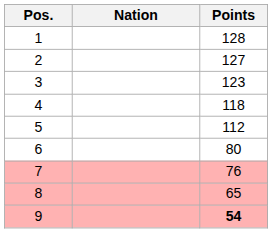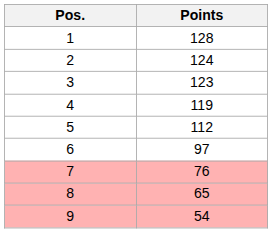- column: (136, 15)
(234, 60) 127 -> (202, 60) 124
(234, 104) 118 -> (202, 104) 119
(234, 149) 80 -> (202, 149) 97
(234, 216) bold -> (202, 216) normal
